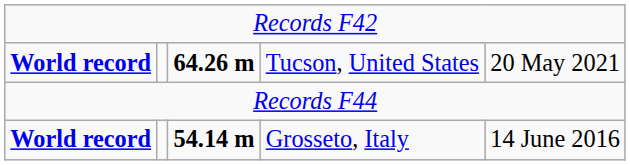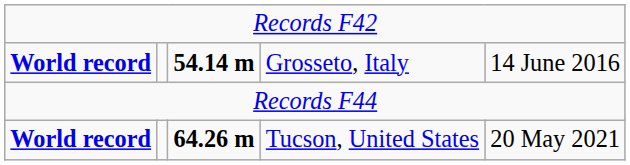rows swapped: (337, 139) <-> (372, 62)
